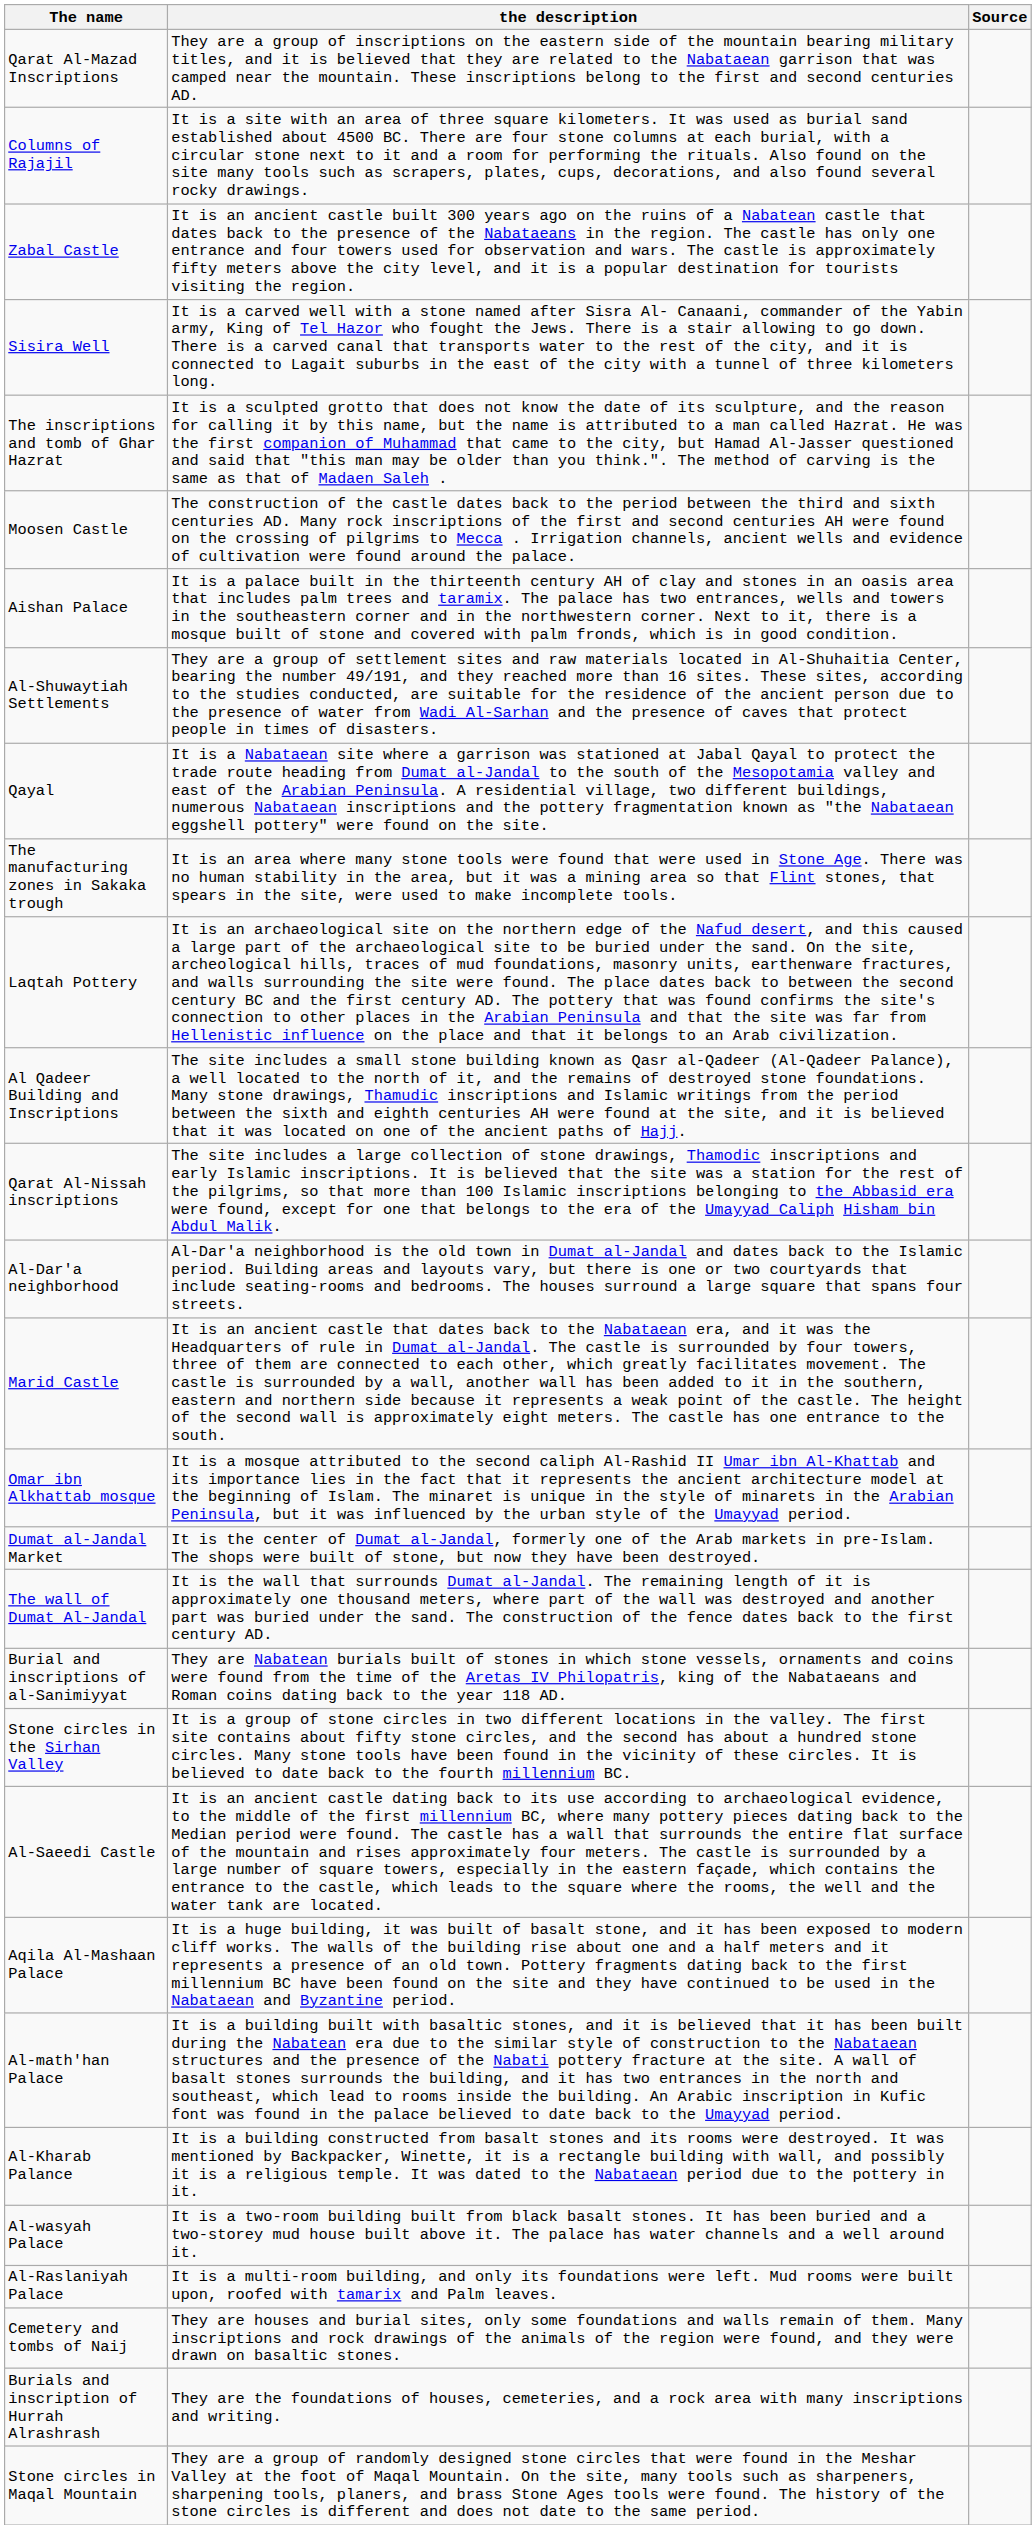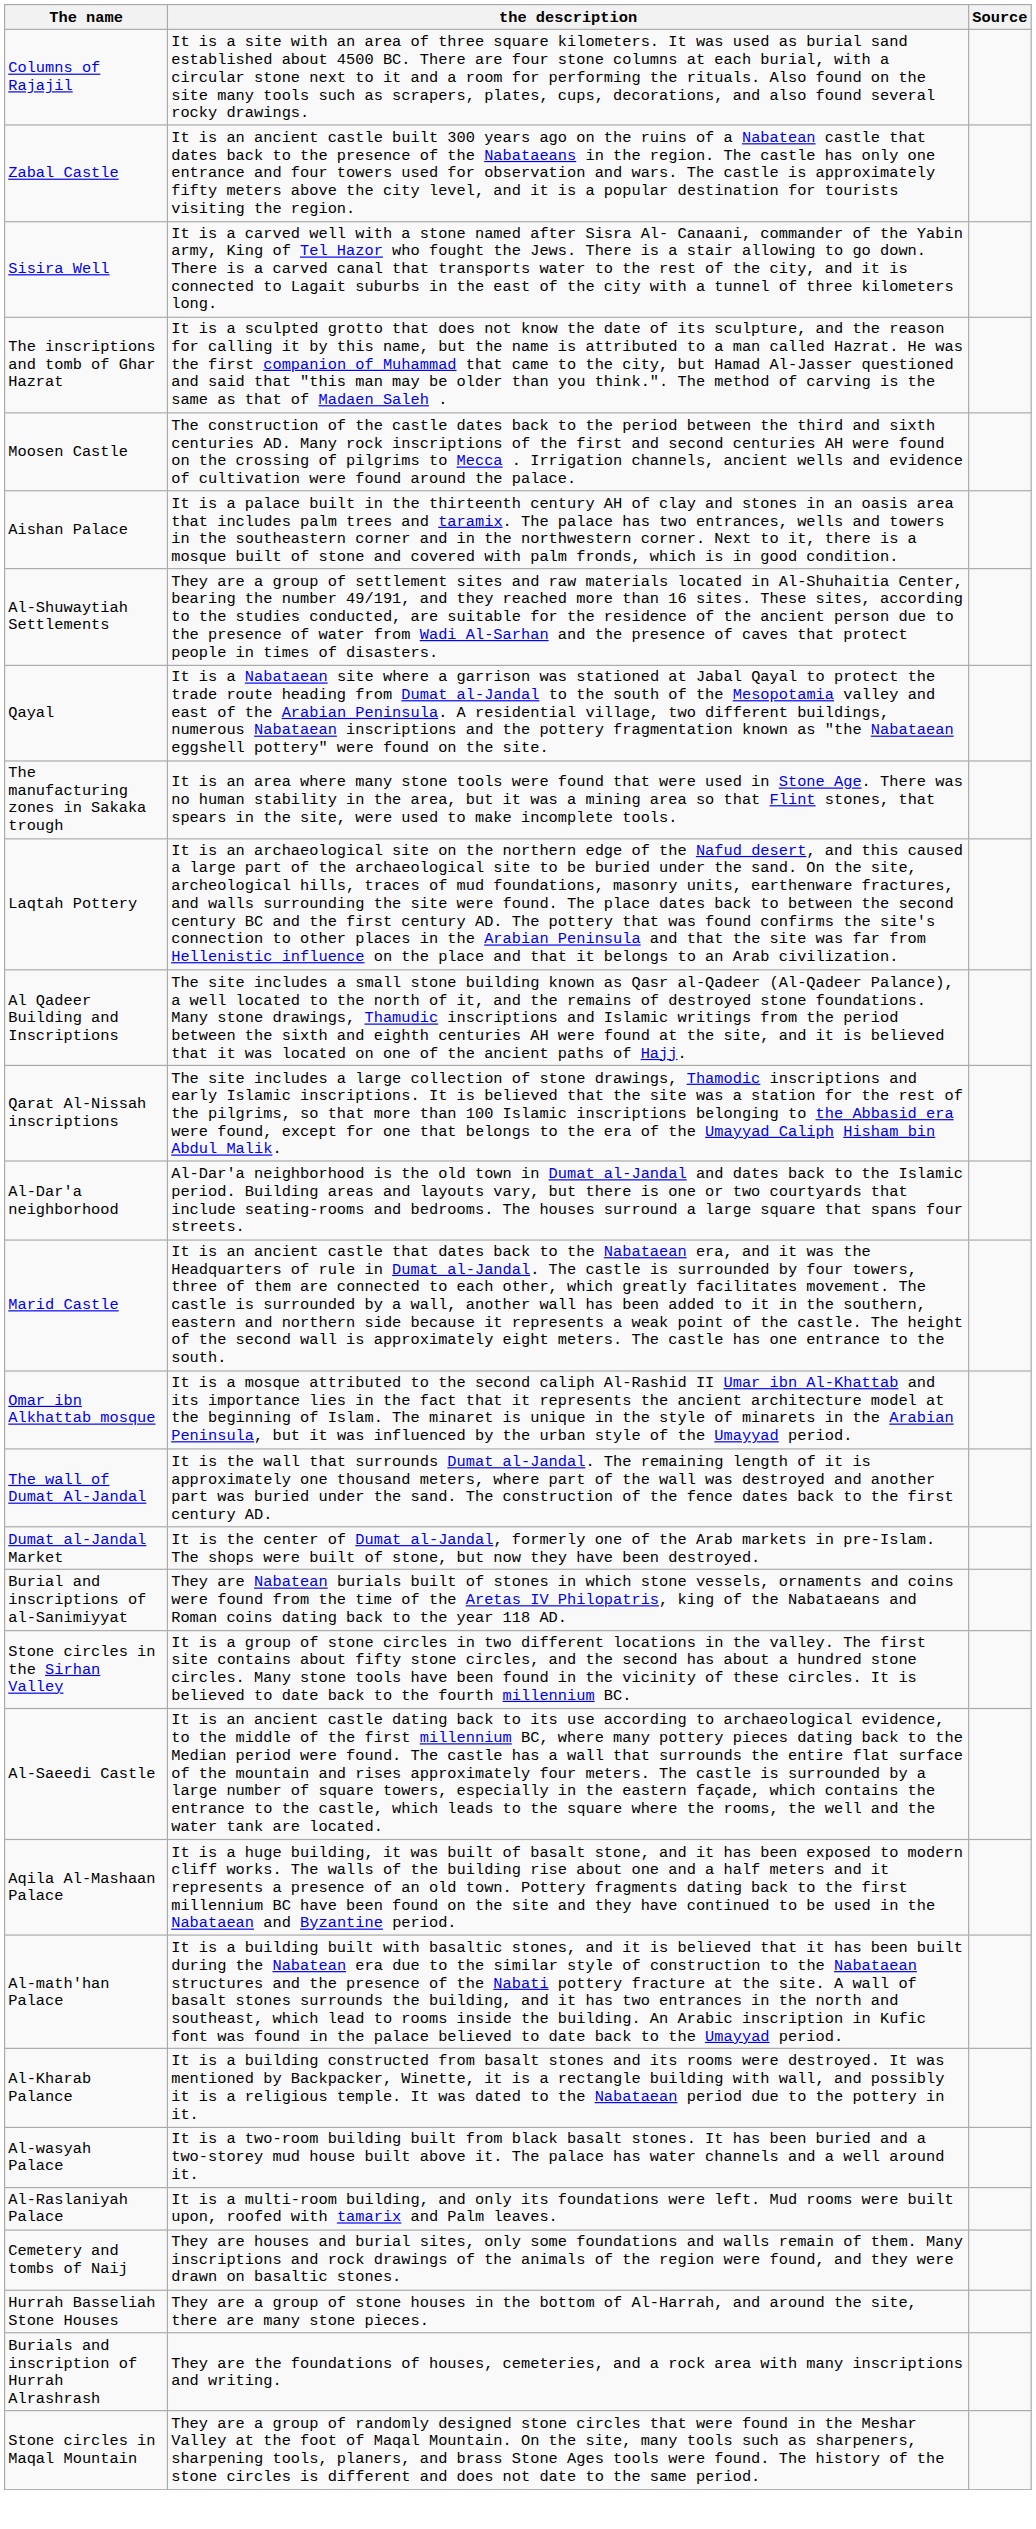- row: (73, 69)
rows swapped: (77, 1609) <-> (77, 1548)
+ row: (82, 2312)
